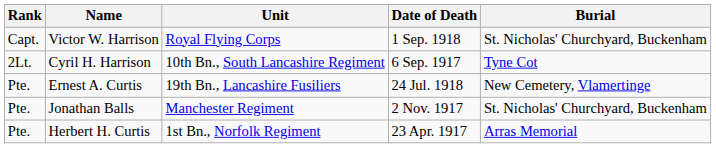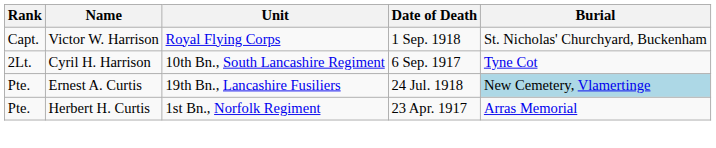(567, 85) no background -> (567, 85) lightblue background
- row: (91, 108)
